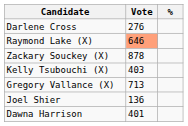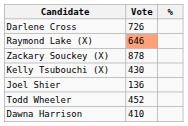(136, 26) 276 -> (136, 26) 726
(136, 70) 403 -> (136, 70) 430
- row: (60, 85)
+ row: (39, 99)
(136, 114) 401 -> (136, 114) 410
